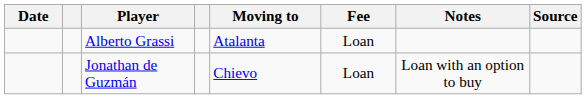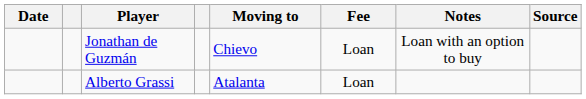rows swapped: (121, 73) <-> (130, 40)
